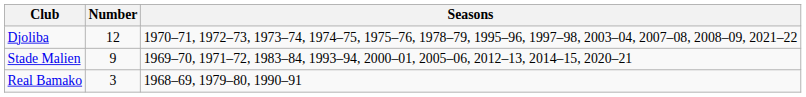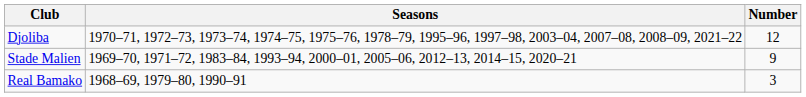columns swapped: (113, 15) <-> (471, 15)
